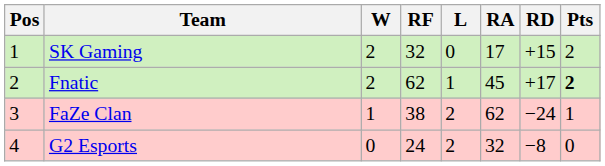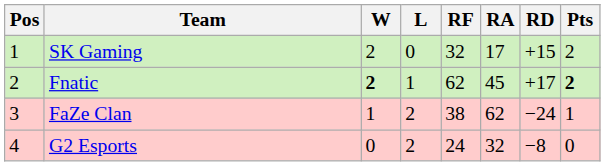columns swapped: (461, 20) <-> (421, 20)
(370, 82) normal -> (370, 82) bold
